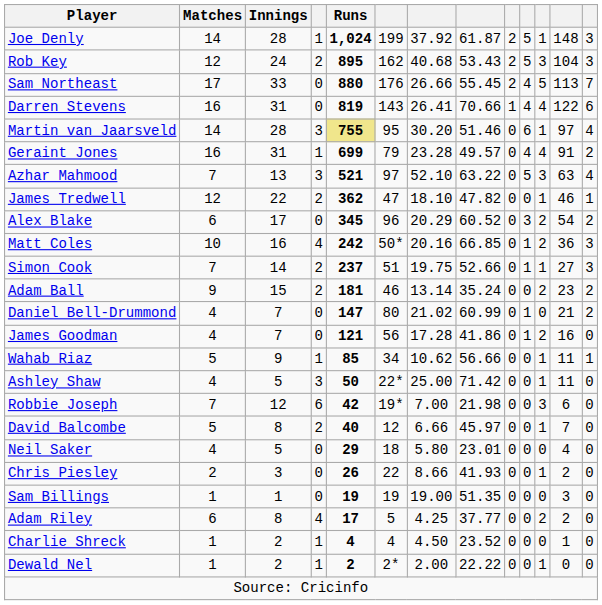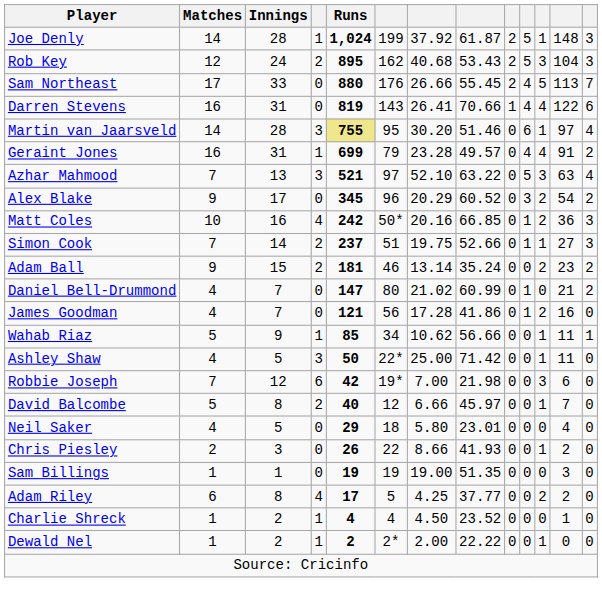- row: (67, 199)
(213, 222) 6 -> (213, 199) 9
